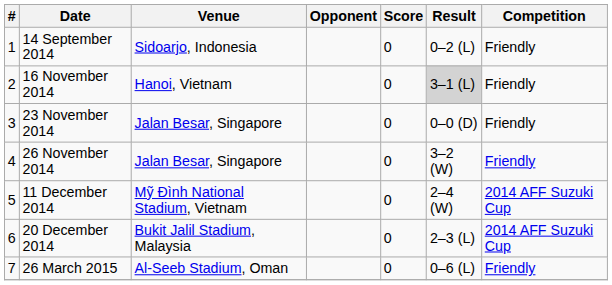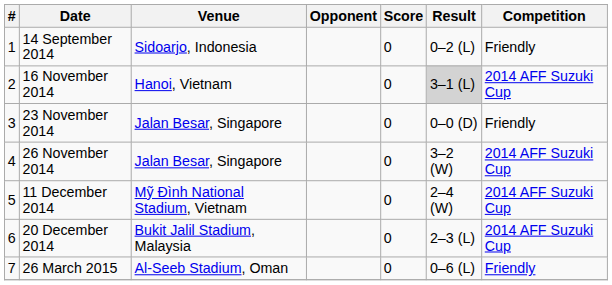(510, 85) Friendly -> (539, 85) 2014 AFF Suzuki Cup
(510, 162) Friendly -> (539, 162) 2014 AFF Suzuki Cup
